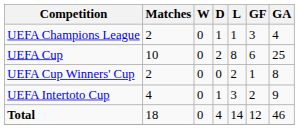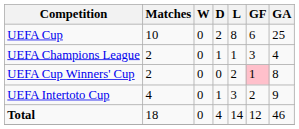rows swapped: (74, 34) <-> (35, 54)
(252, 74) no background -> (252, 74) pink background
